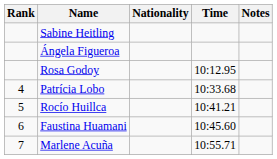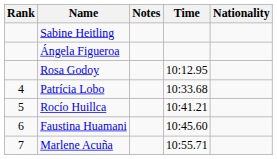columns swapped: (160, 13) <-> (256, 13)
